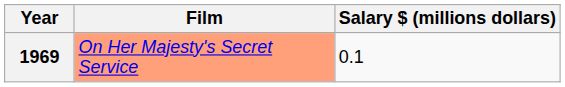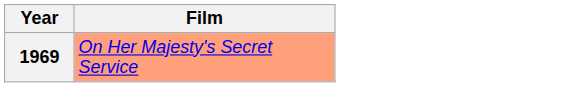- column: (447, 18)
